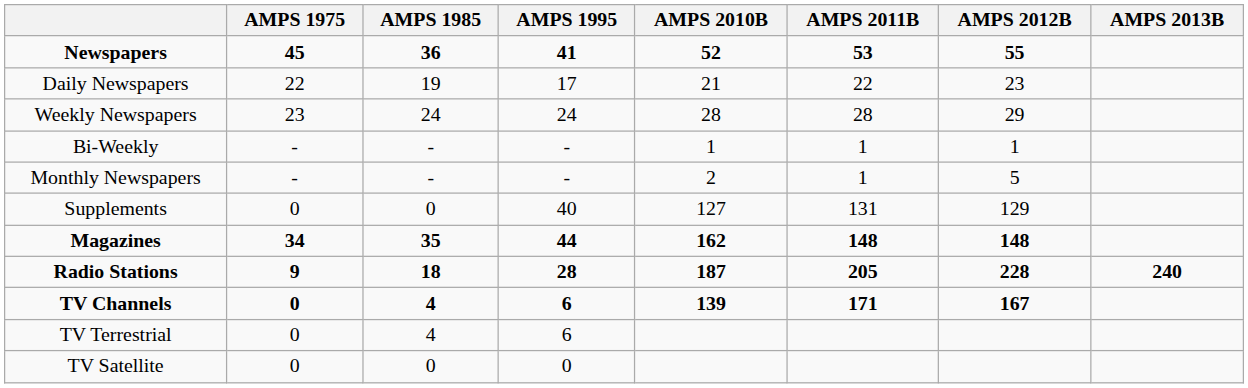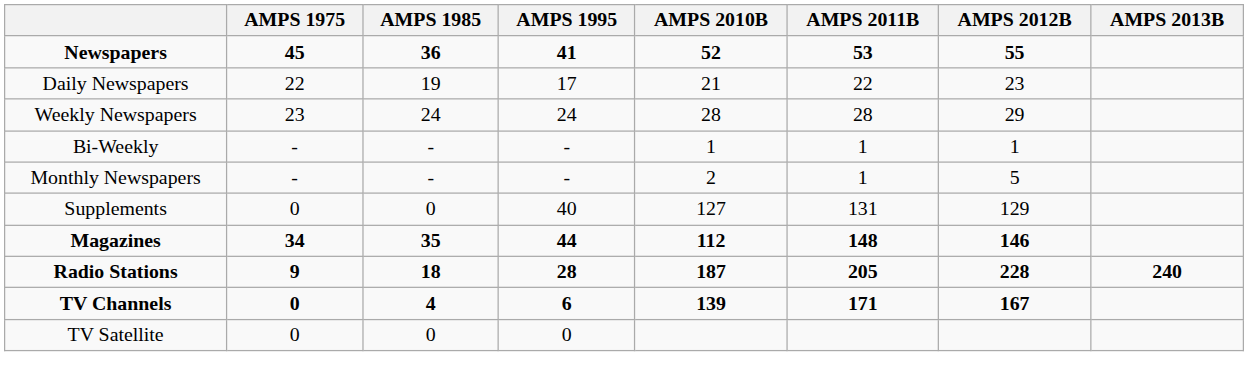(711, 240) 162 -> (711, 240) 112
(1015, 240) 148 -> (1015, 240) 146
- row: (116, 334)
